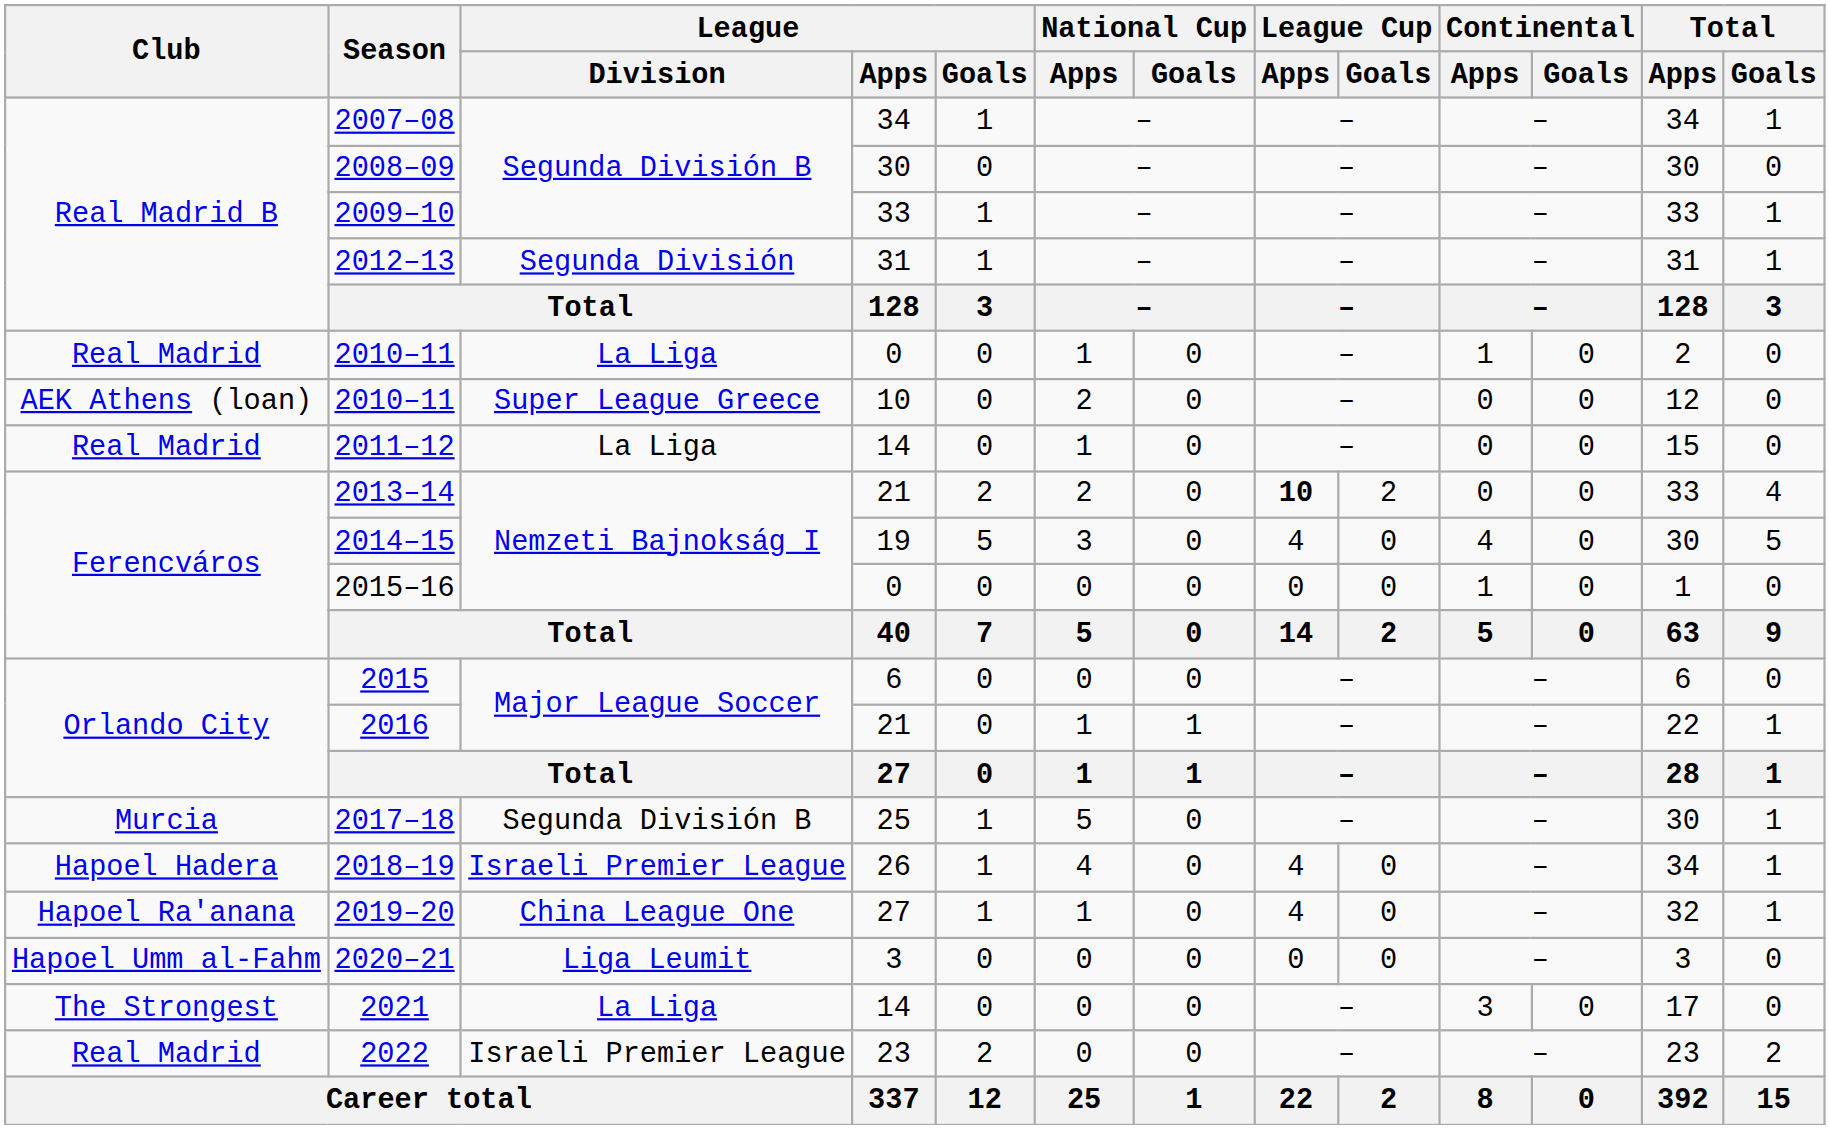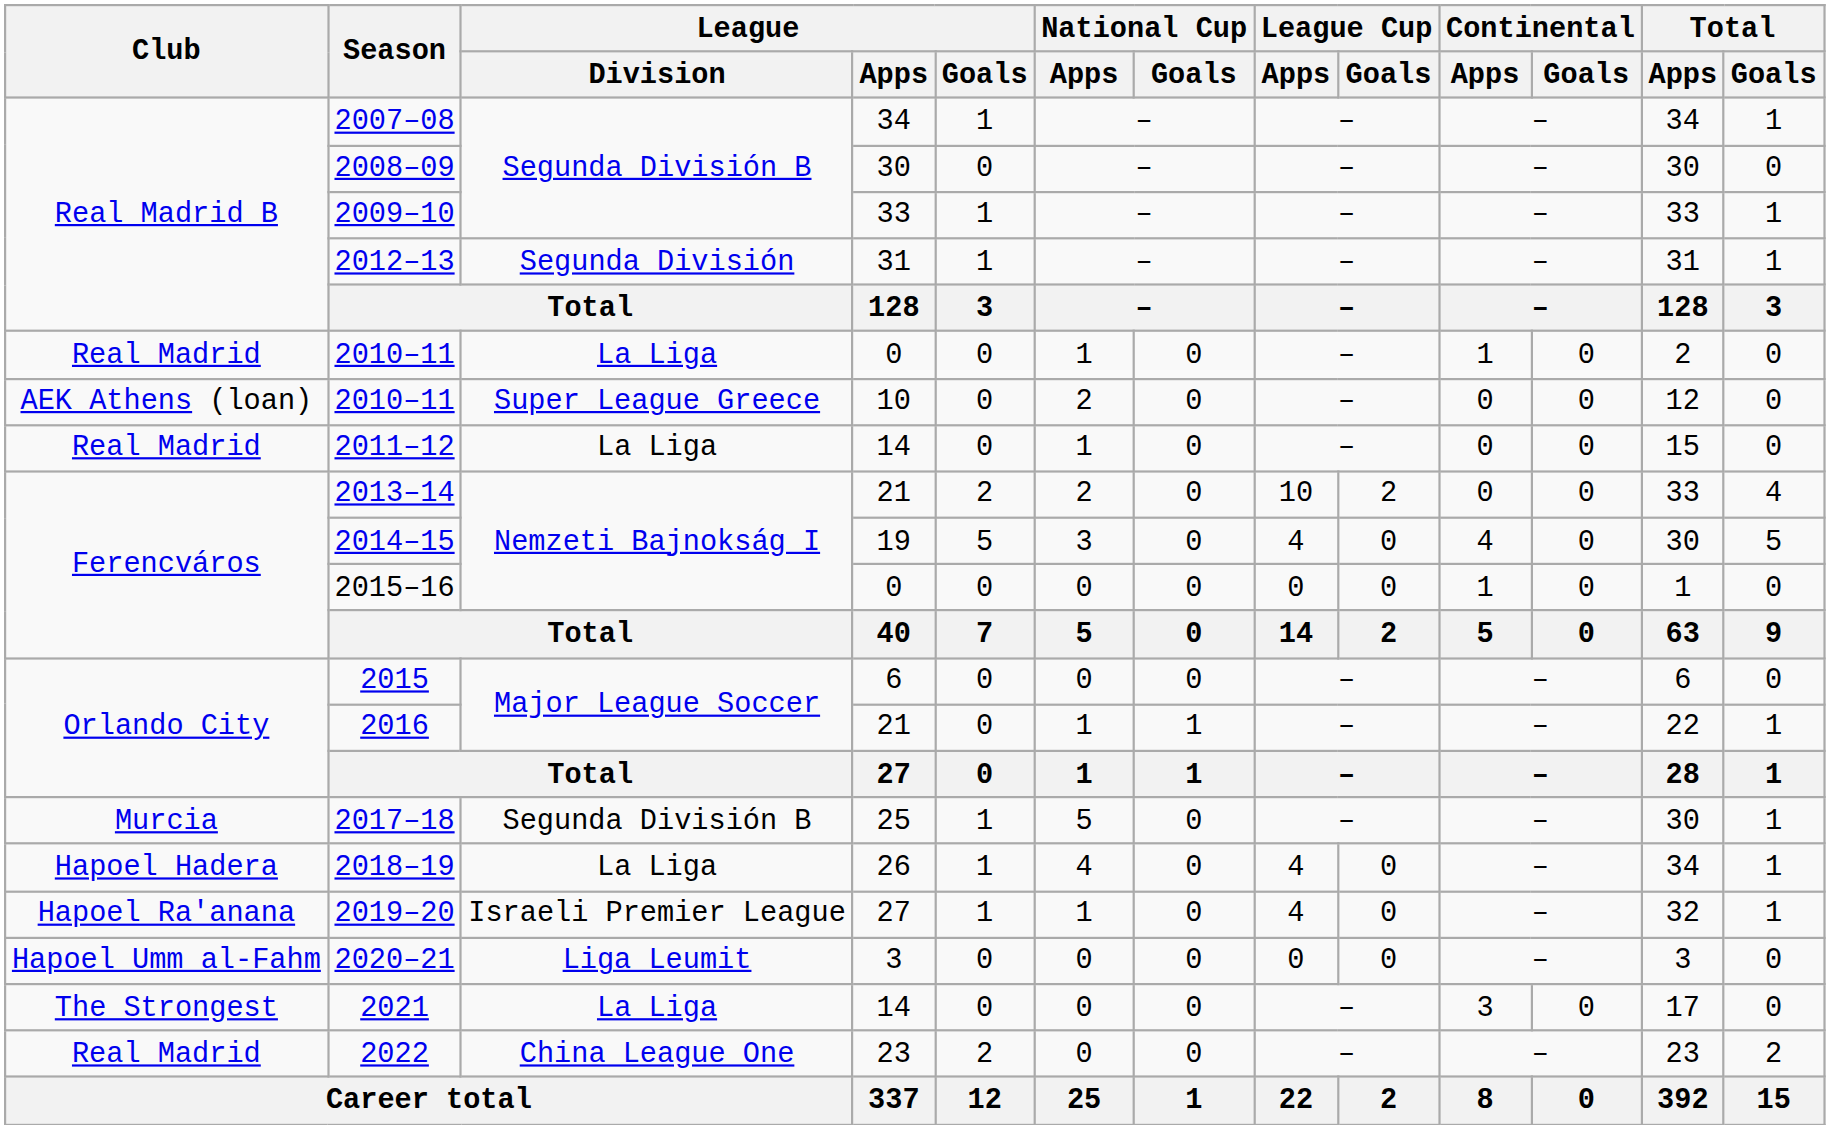(1296, 495) bold -> (1296, 495) normal
(657, 867) Israeli Premier League -> (657, 867) La Liga
(657, 914) China League One -> (657, 914) Israeli Premier League
(657, 1054) Israeli Premier League -> (657, 1054) China League One
